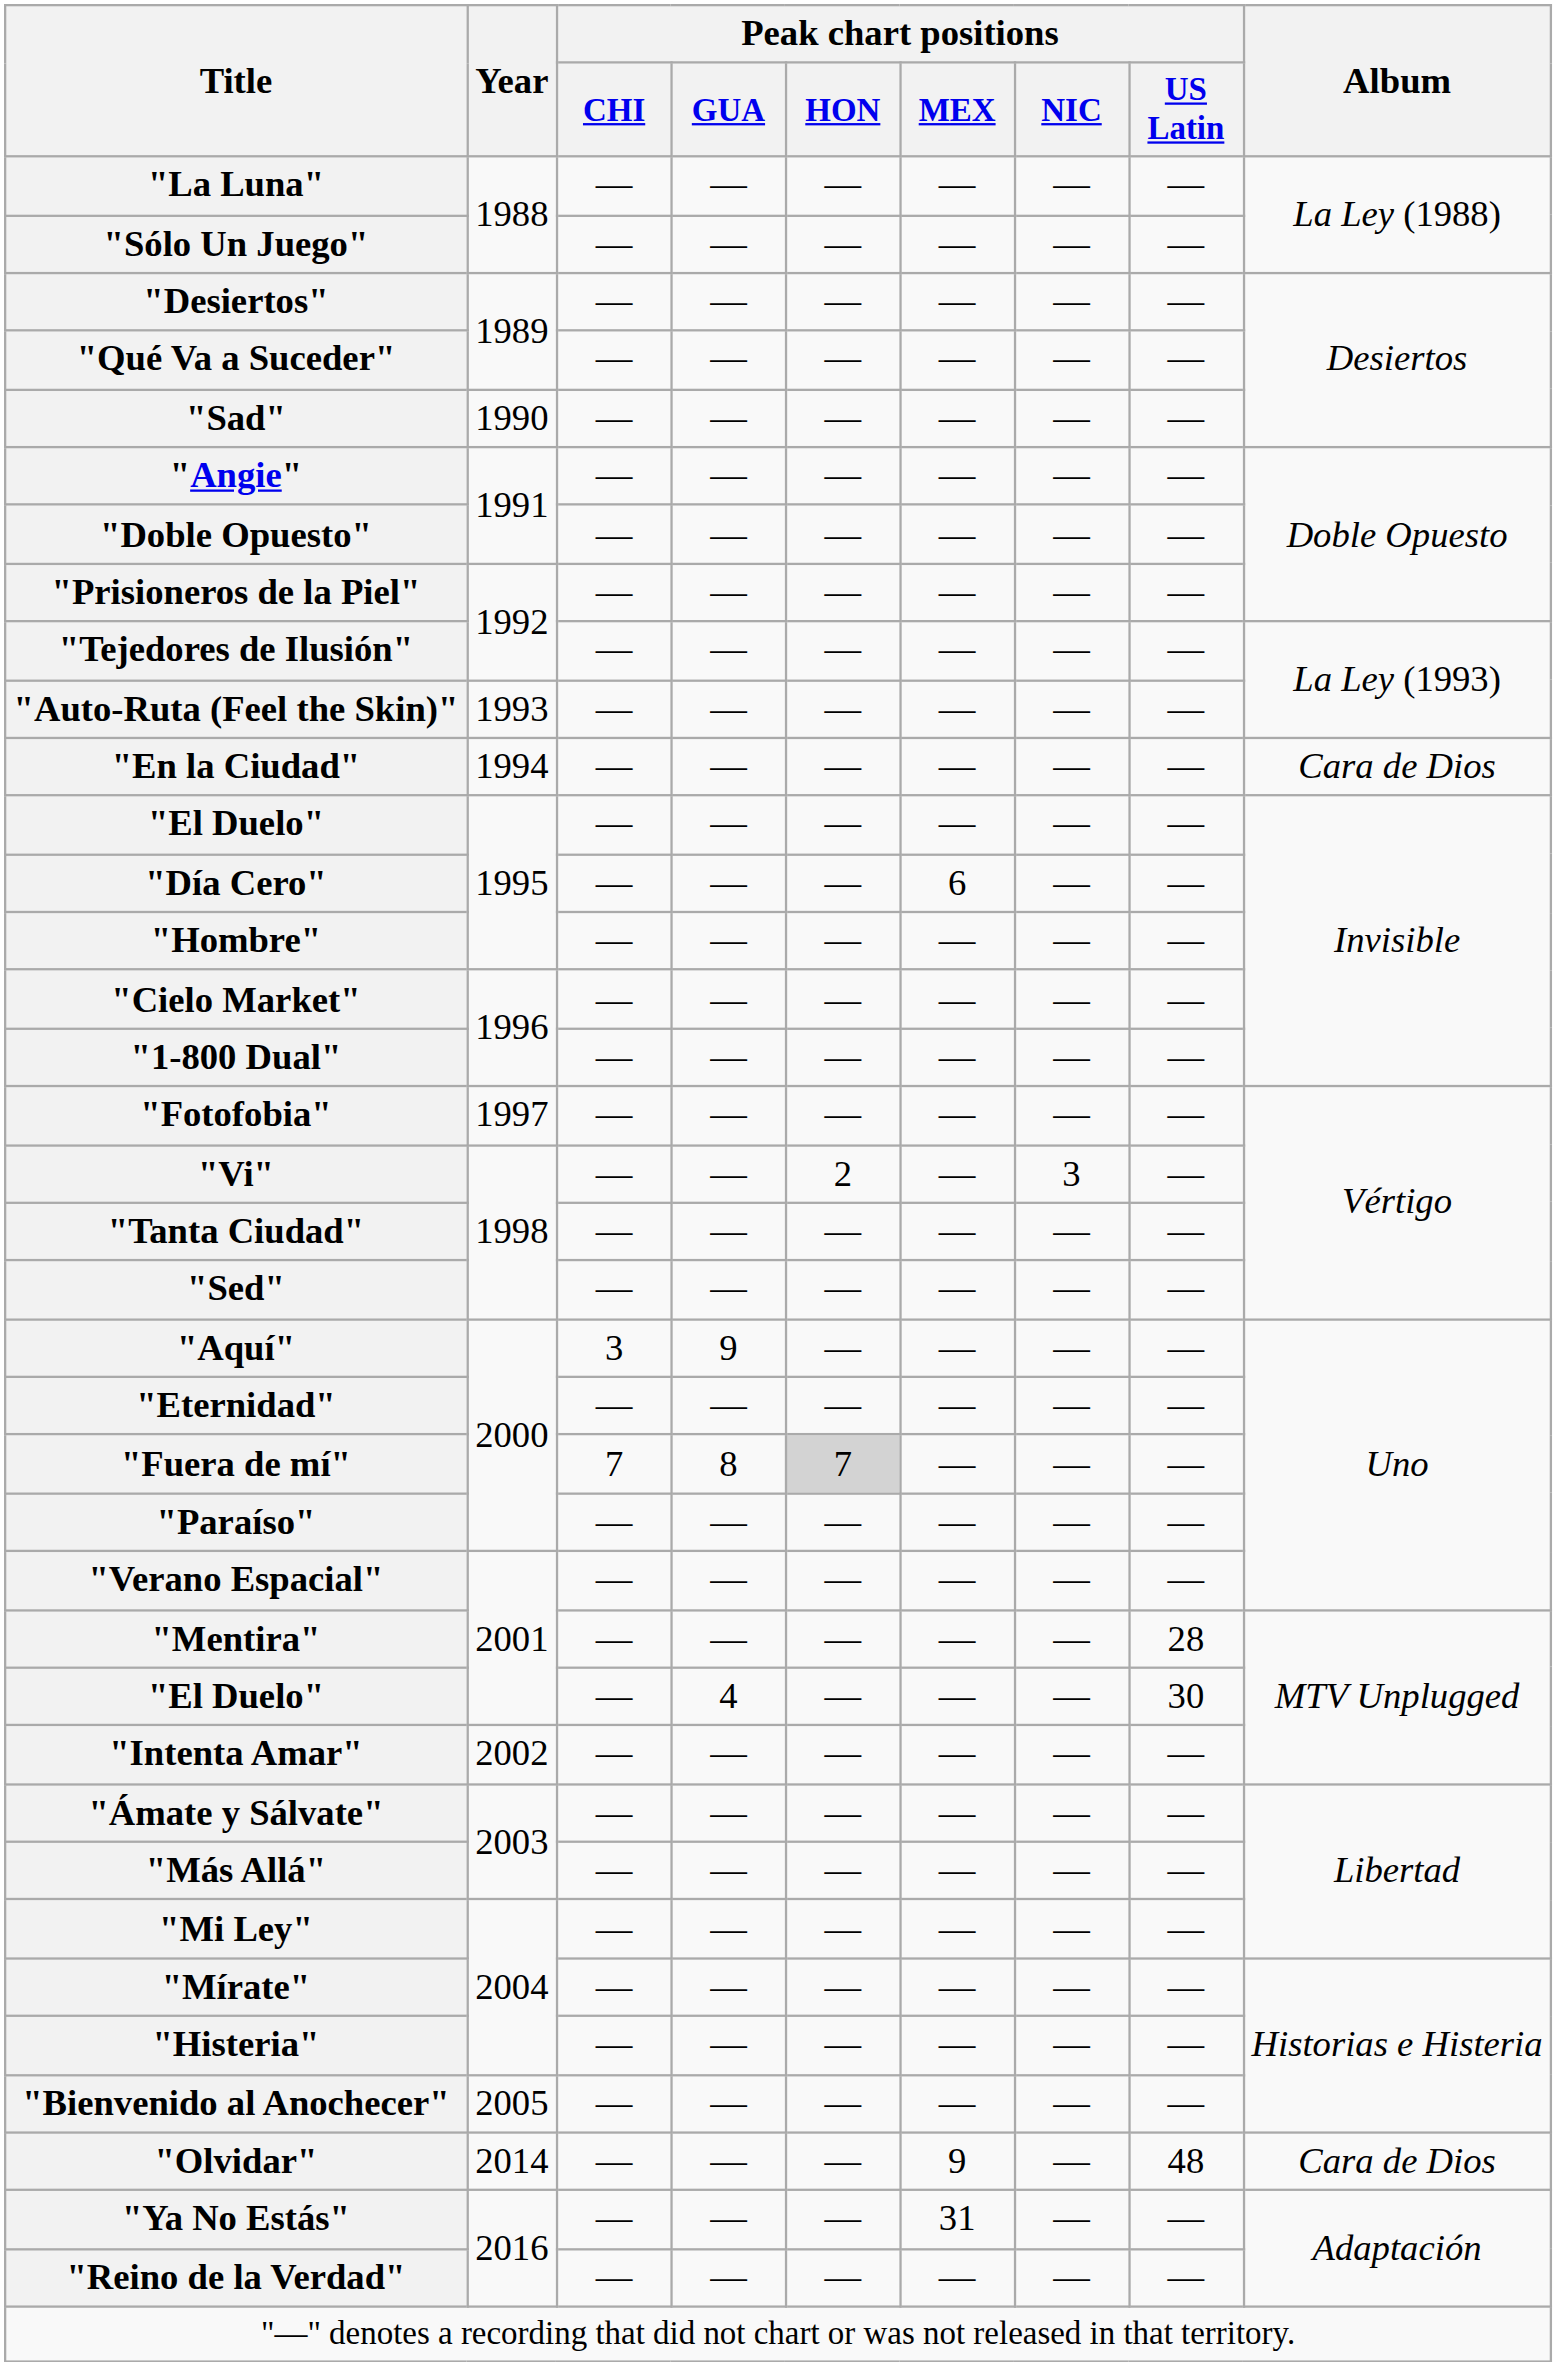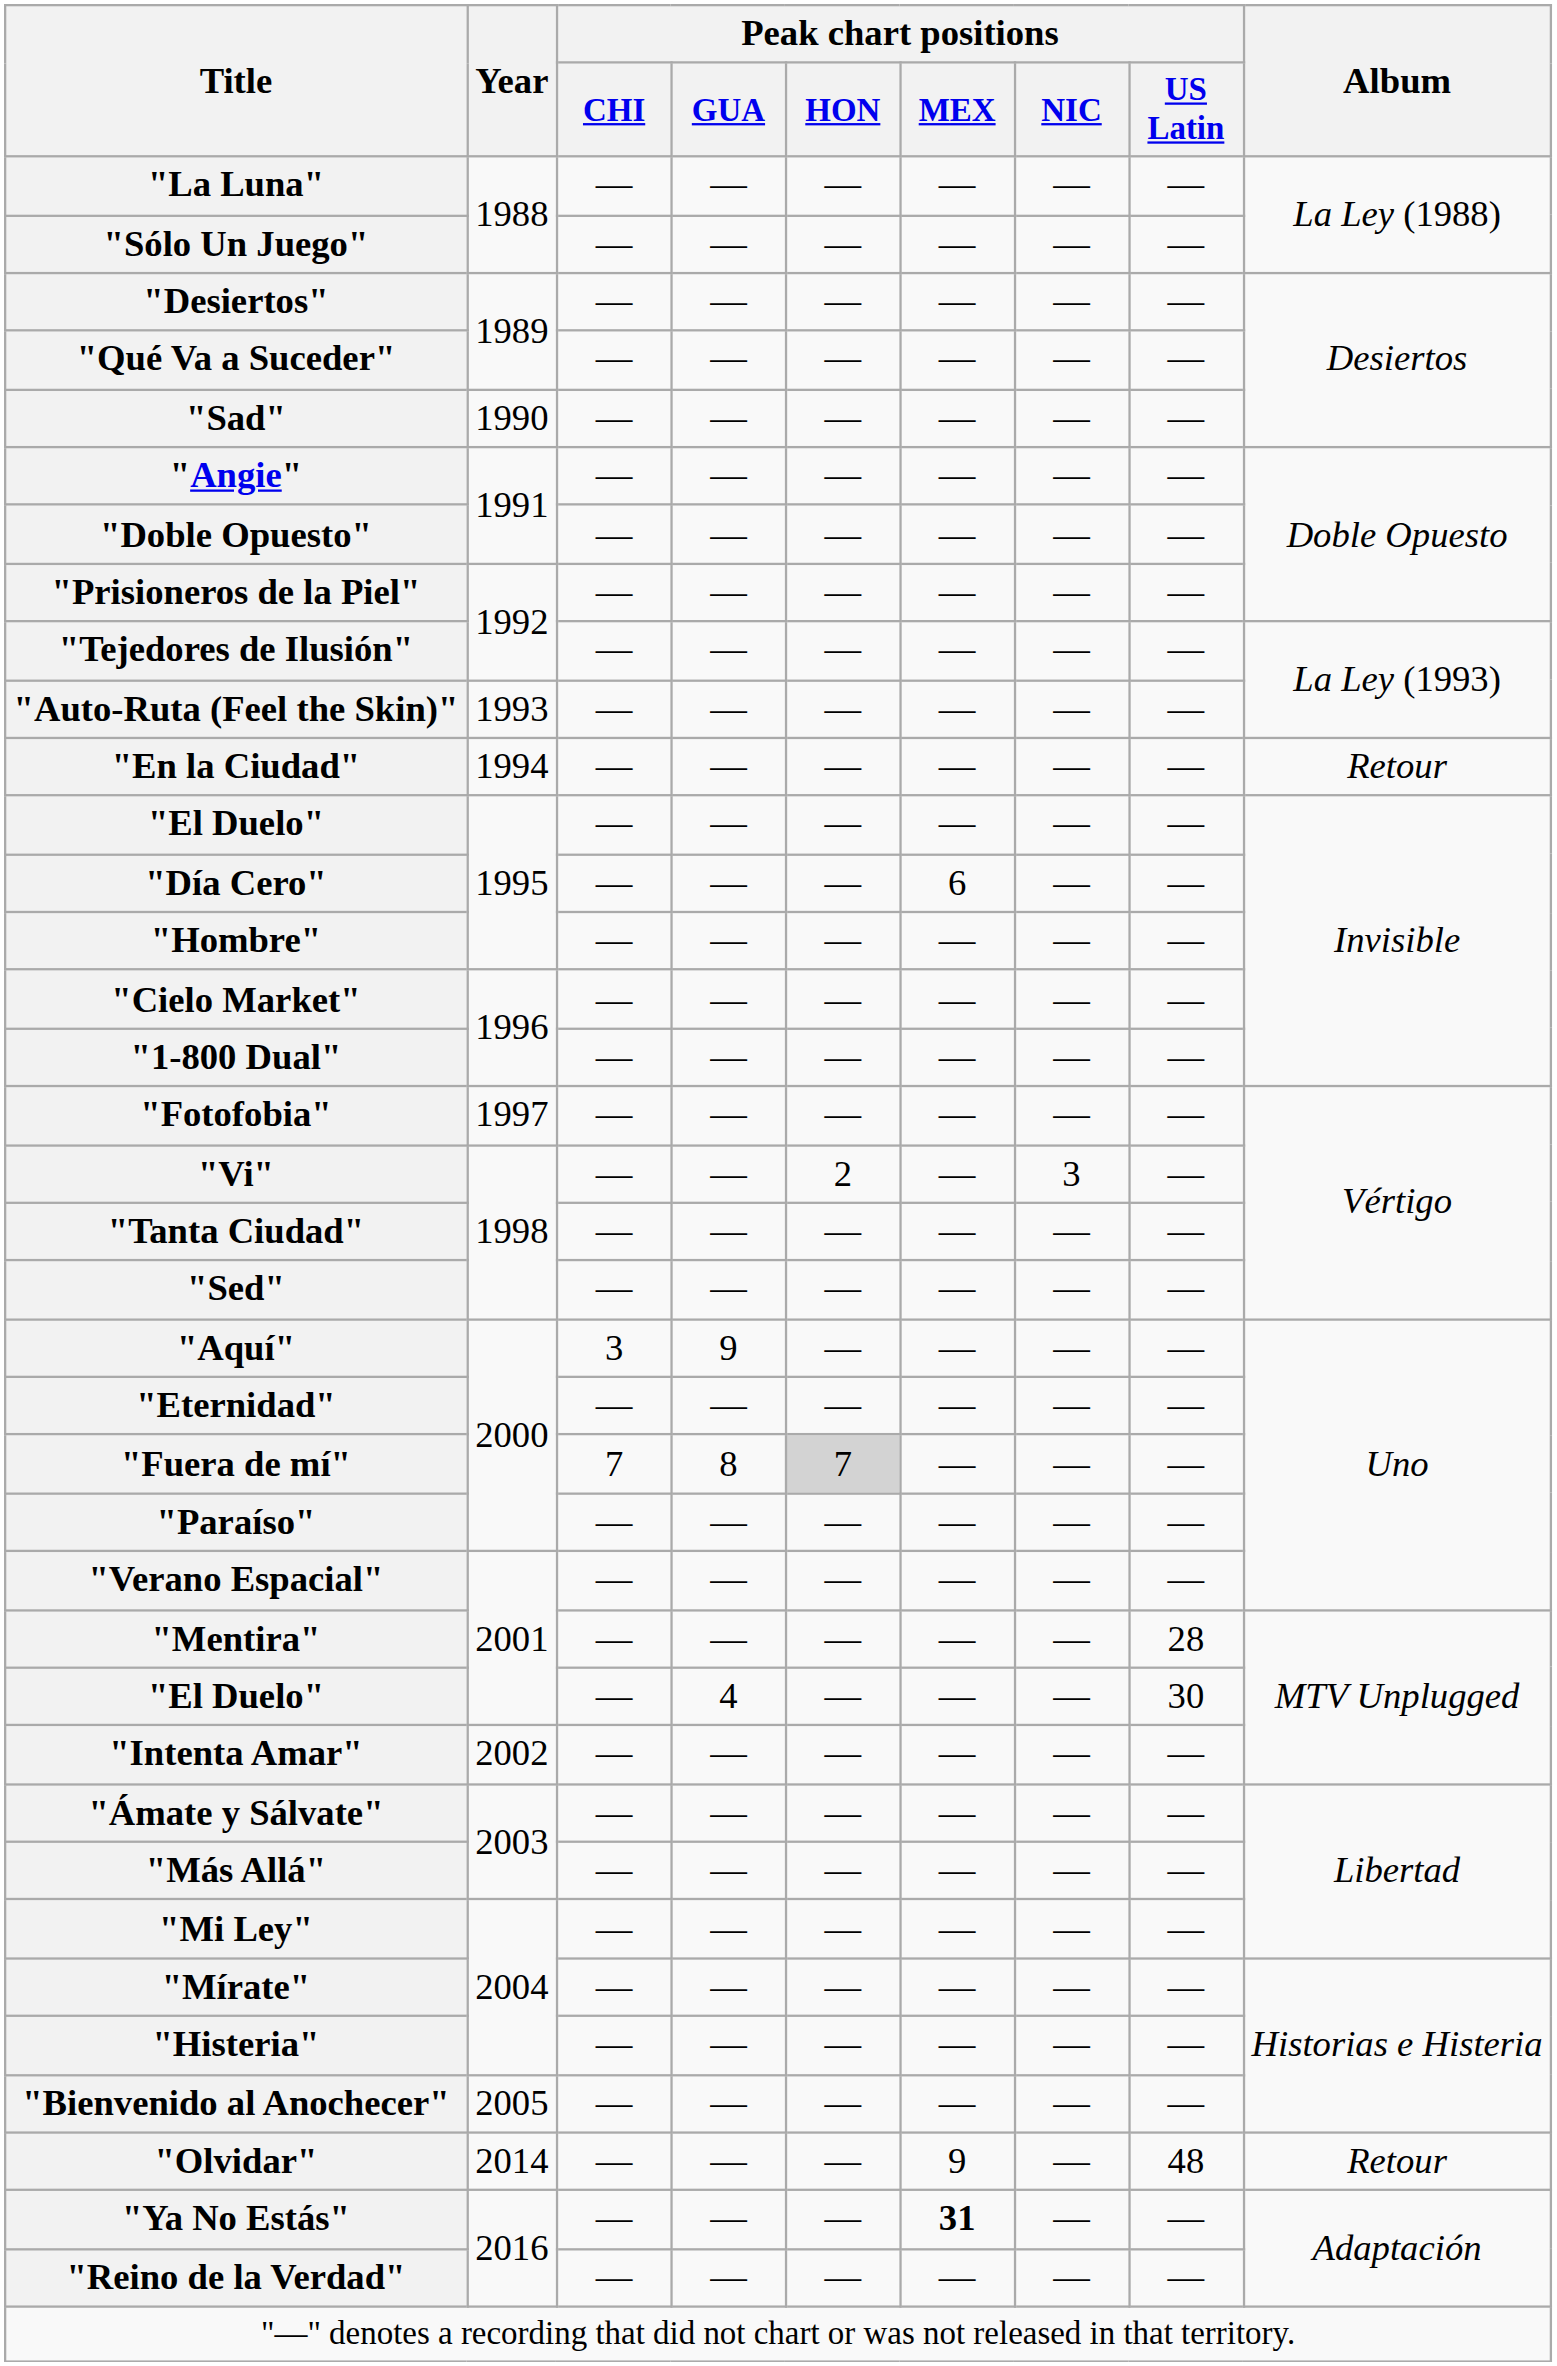(1397, 766) Cara de Dios -> (1397, 766) Retour
(1397, 2160) Cara de Dios -> (1397, 2160) Retour
(957, 2218) normal -> (957, 2218) bold
